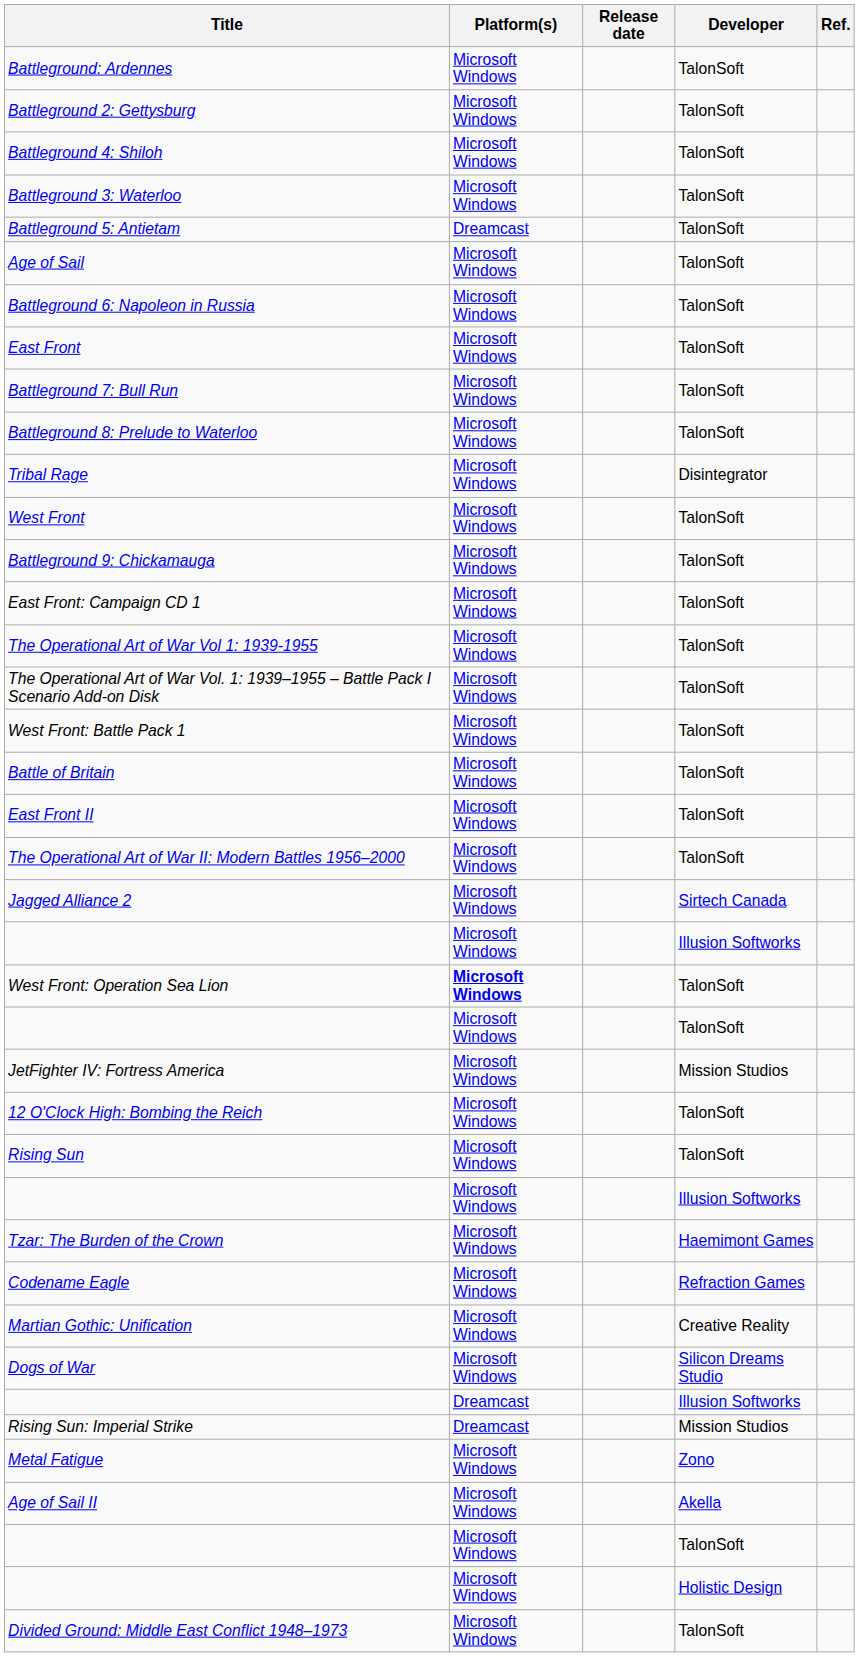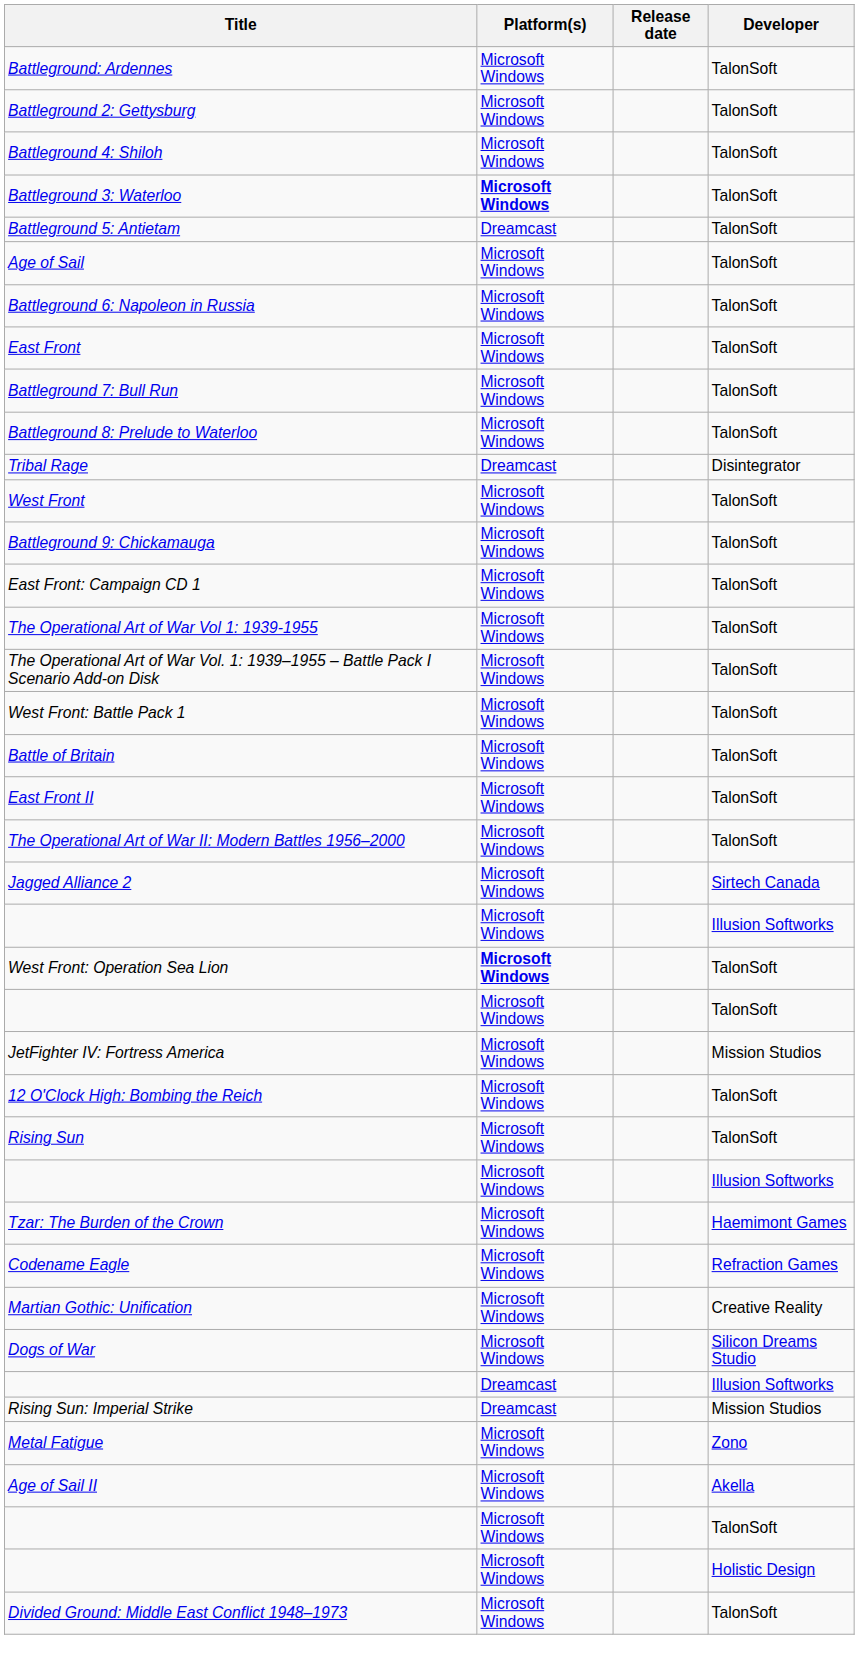- column: (836, 25)
(485, 195) normal -> (516, 195) bold
(485, 475) Microsoft Windows -> (518, 466) Dreamcast
